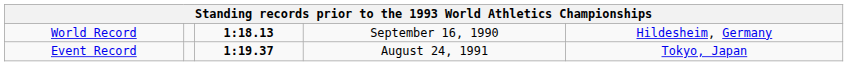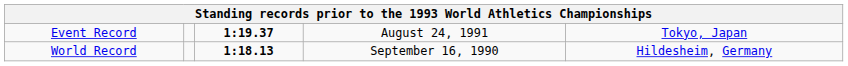rows swapped: (94, 33) <-> (94, 52)
